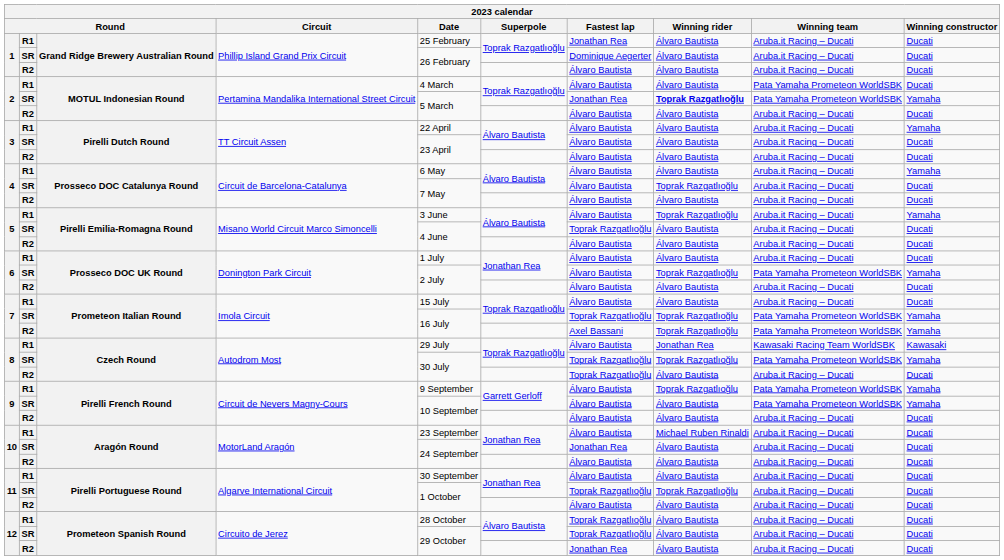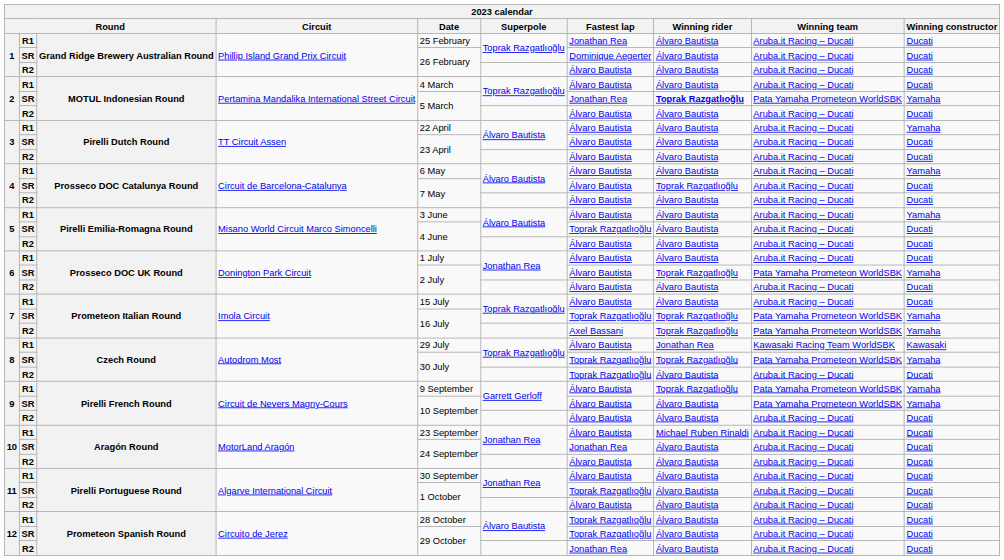(828, 84) Pata Yamaha Prometeon WorldSBK -> (803, 84) Aruba.it Racing – Ducati
(697, 215) Toprak Razgatlıoğlu -> (687, 215) Álvaro Bautista
(697, 490) Toprak Razgatlıoğlu -> (687, 490) Álvaro Bautista
